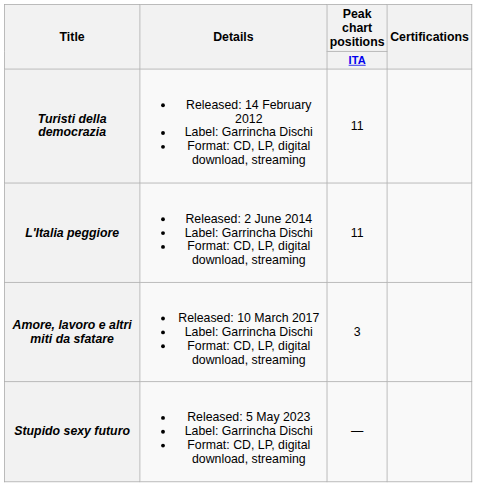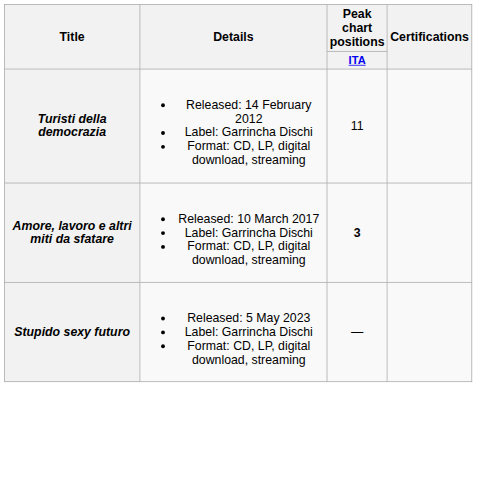- row: (72, 232)
(357, 332) normal -> (357, 232) bold
